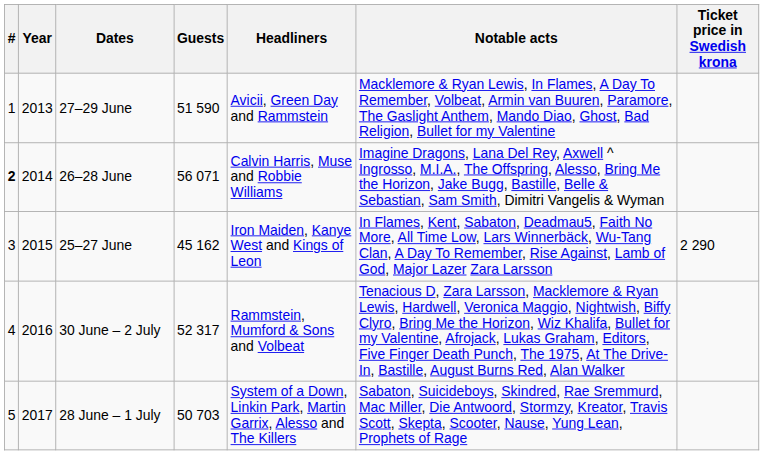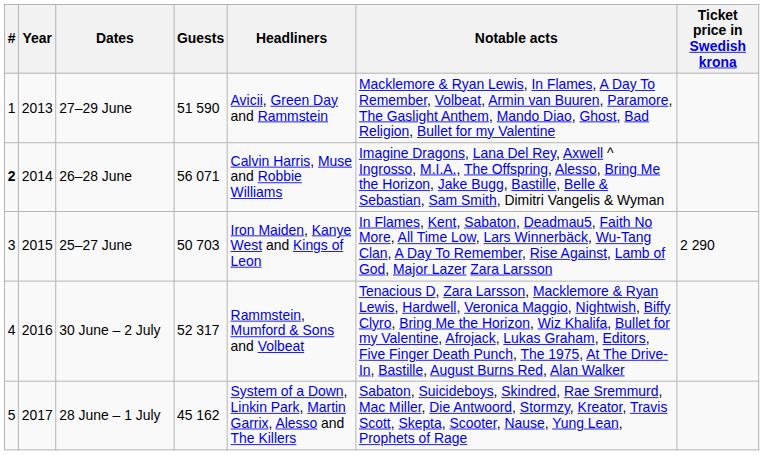(198, 246) 45 162 -> (198, 246) 50 703
(198, 415) 50 703 -> (198, 415) 45 162
